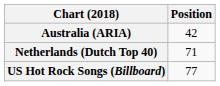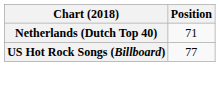- row: (86, 33)
